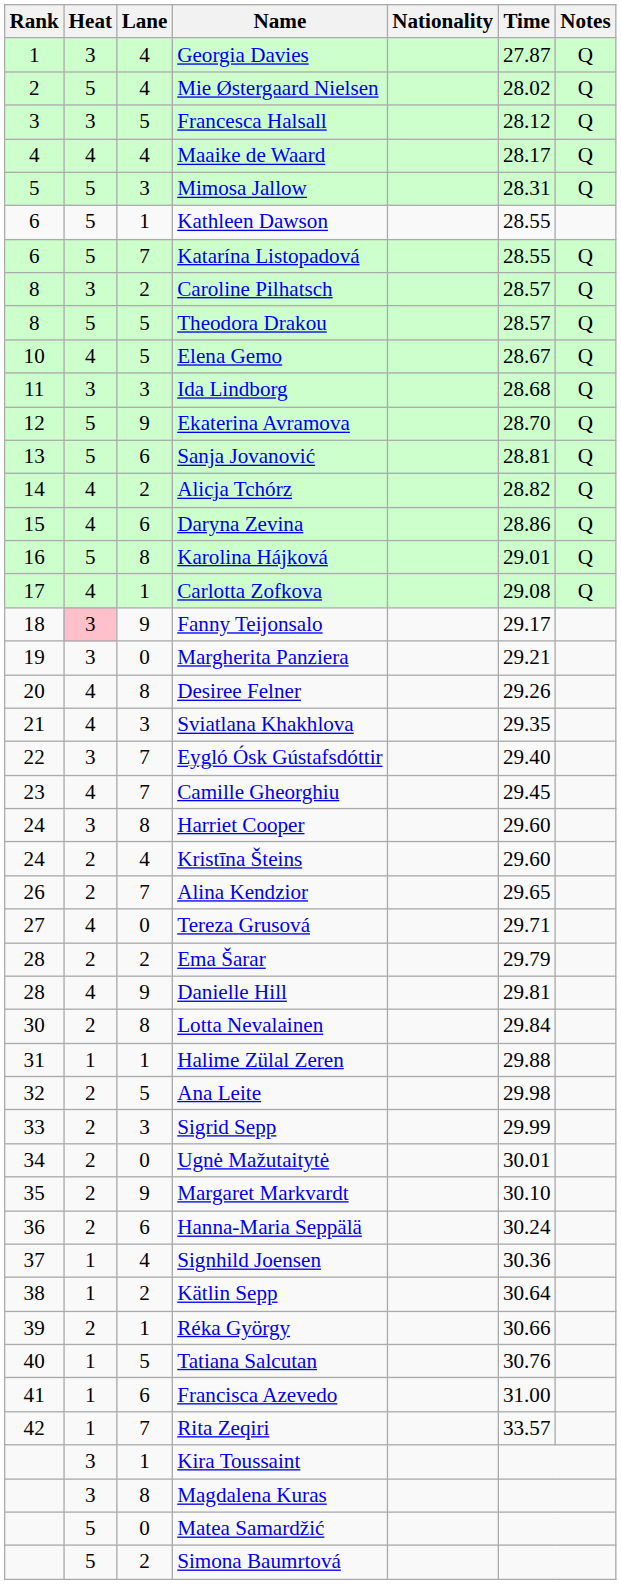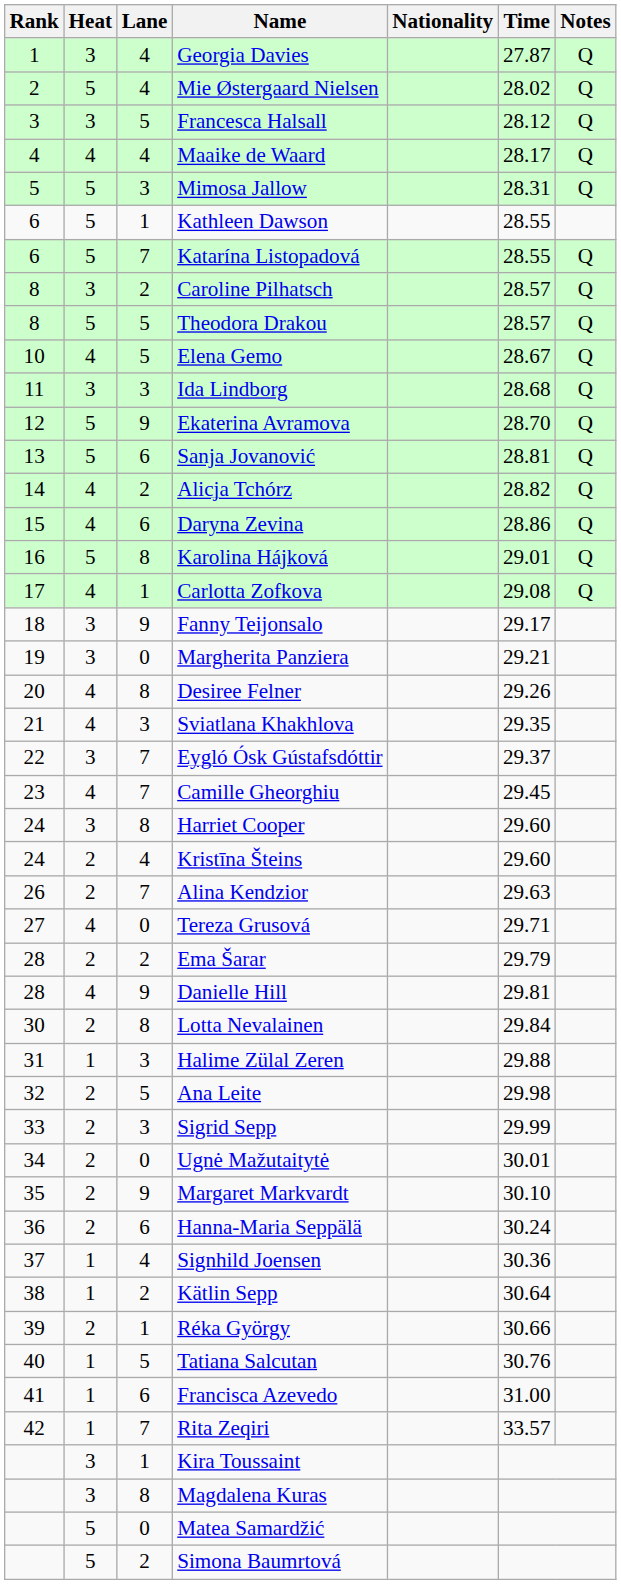(90, 624) pink background -> (90, 624) no background
(527, 758) 29.40 -> (527, 758) 29.37
(527, 892) 29.65 -> (527, 892) 29.63
(145, 1059) 1 -> (145, 1059) 3
